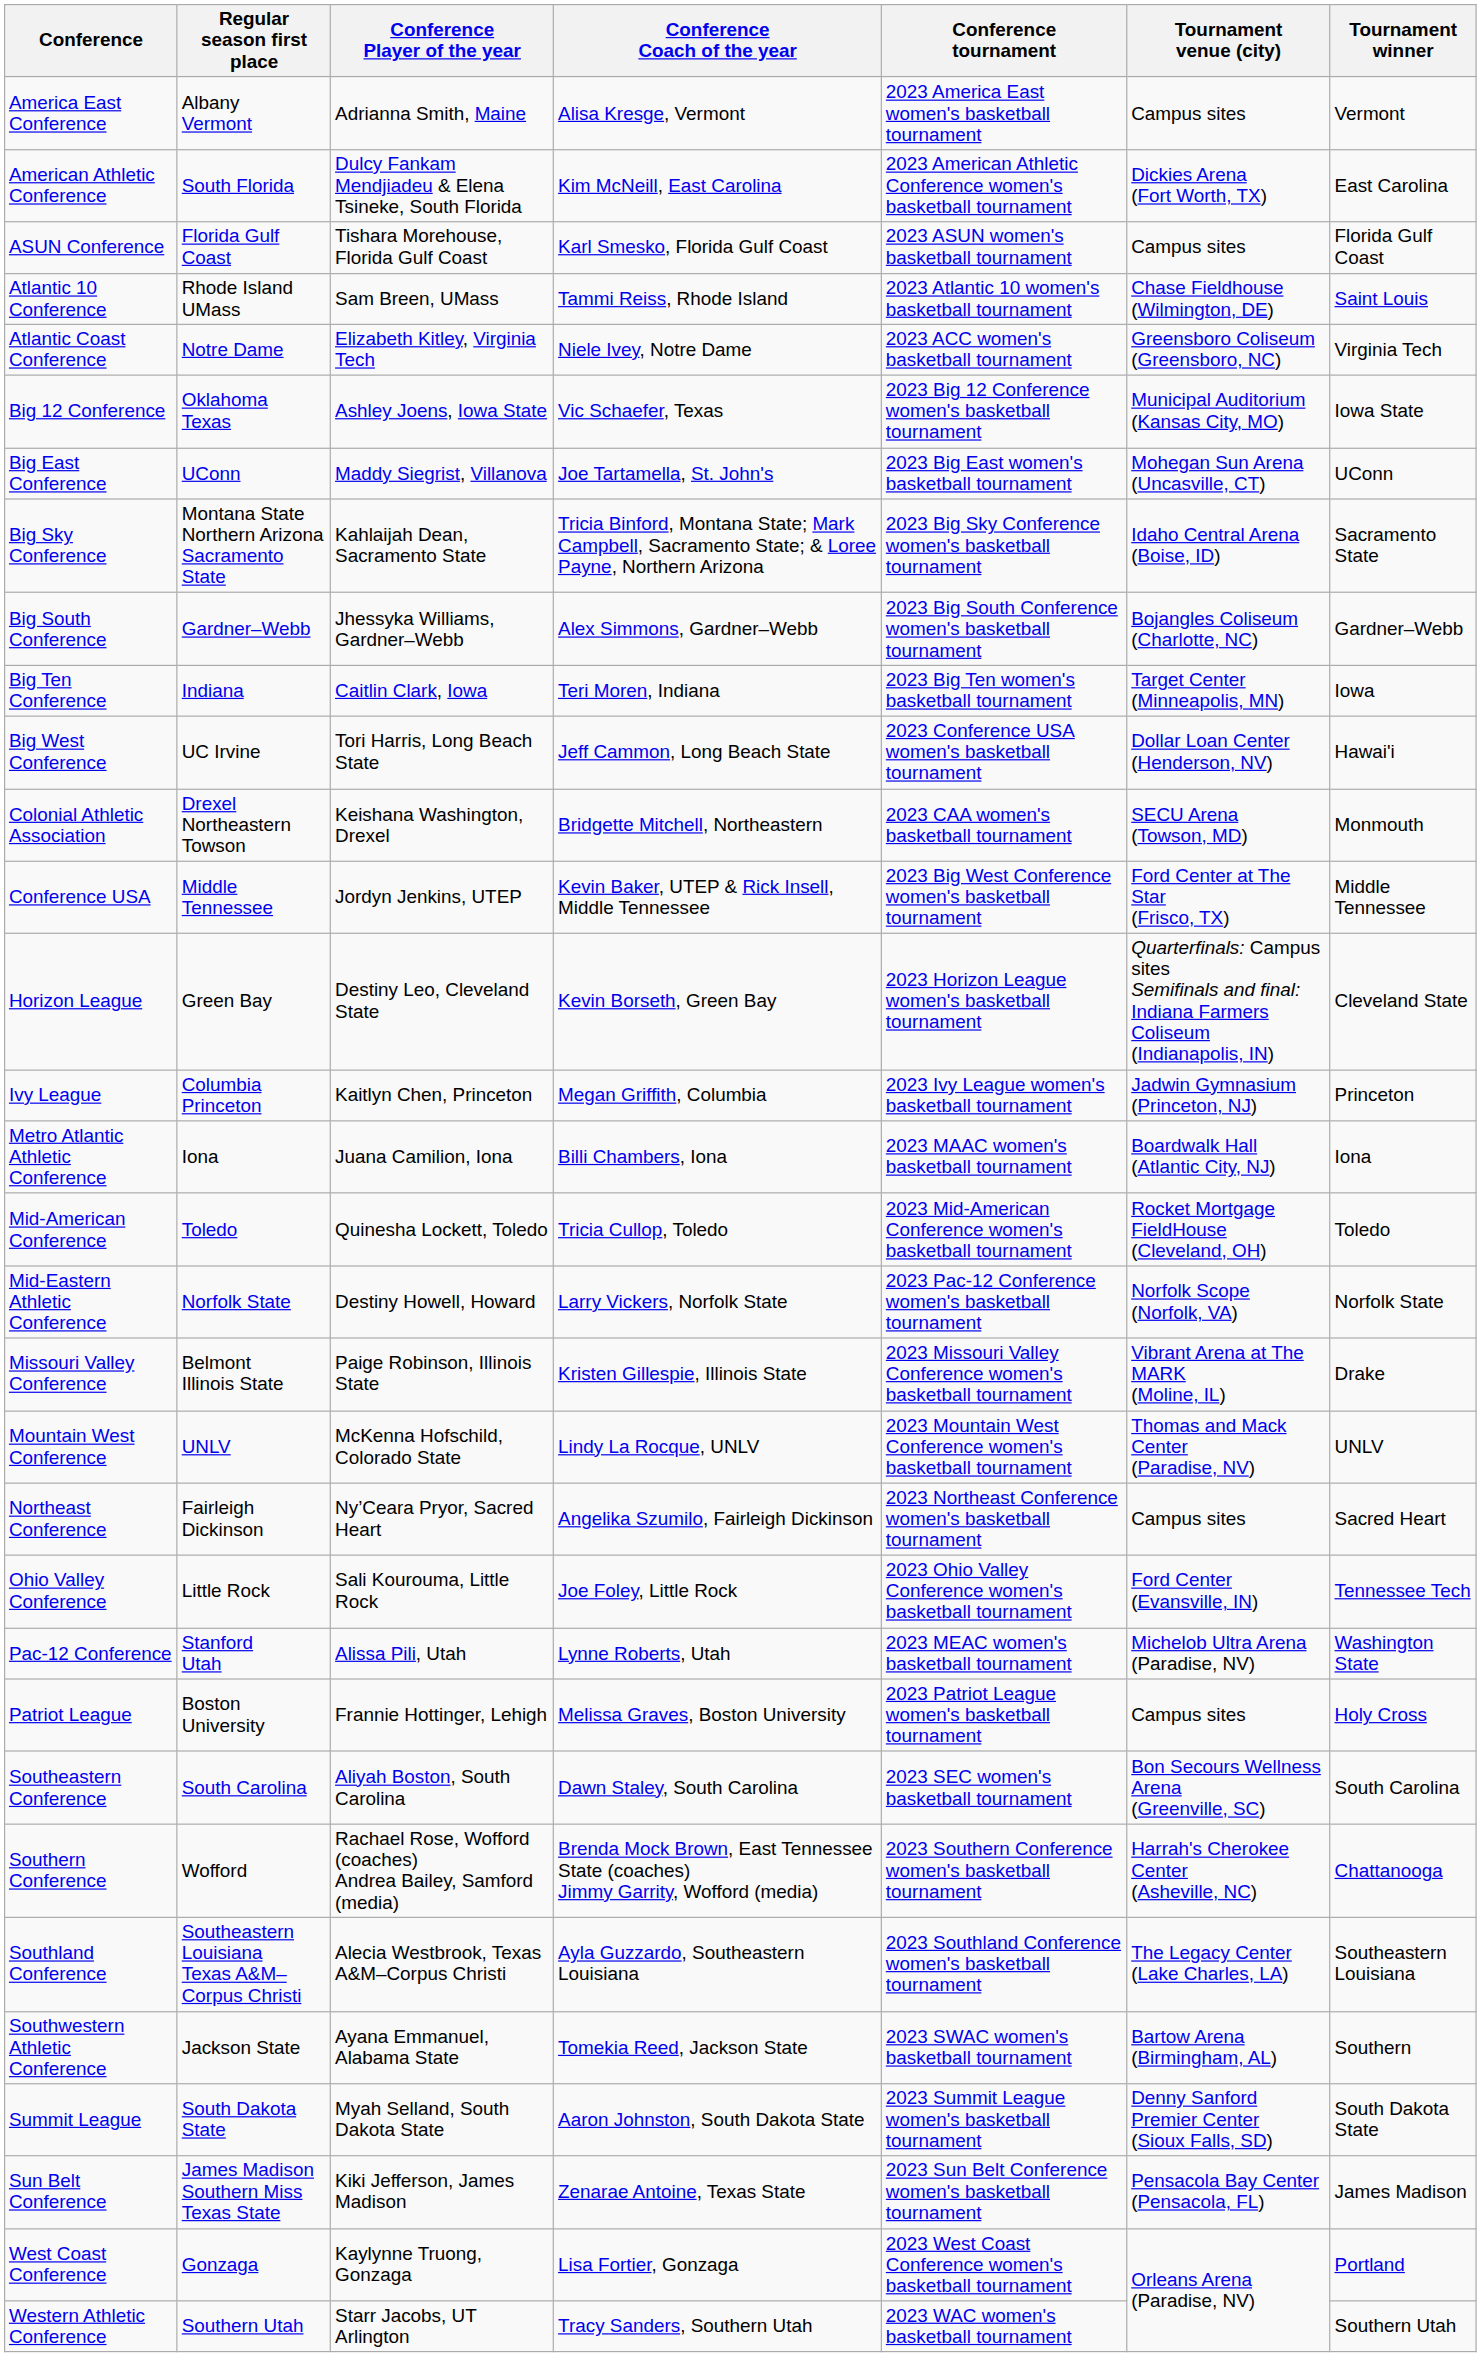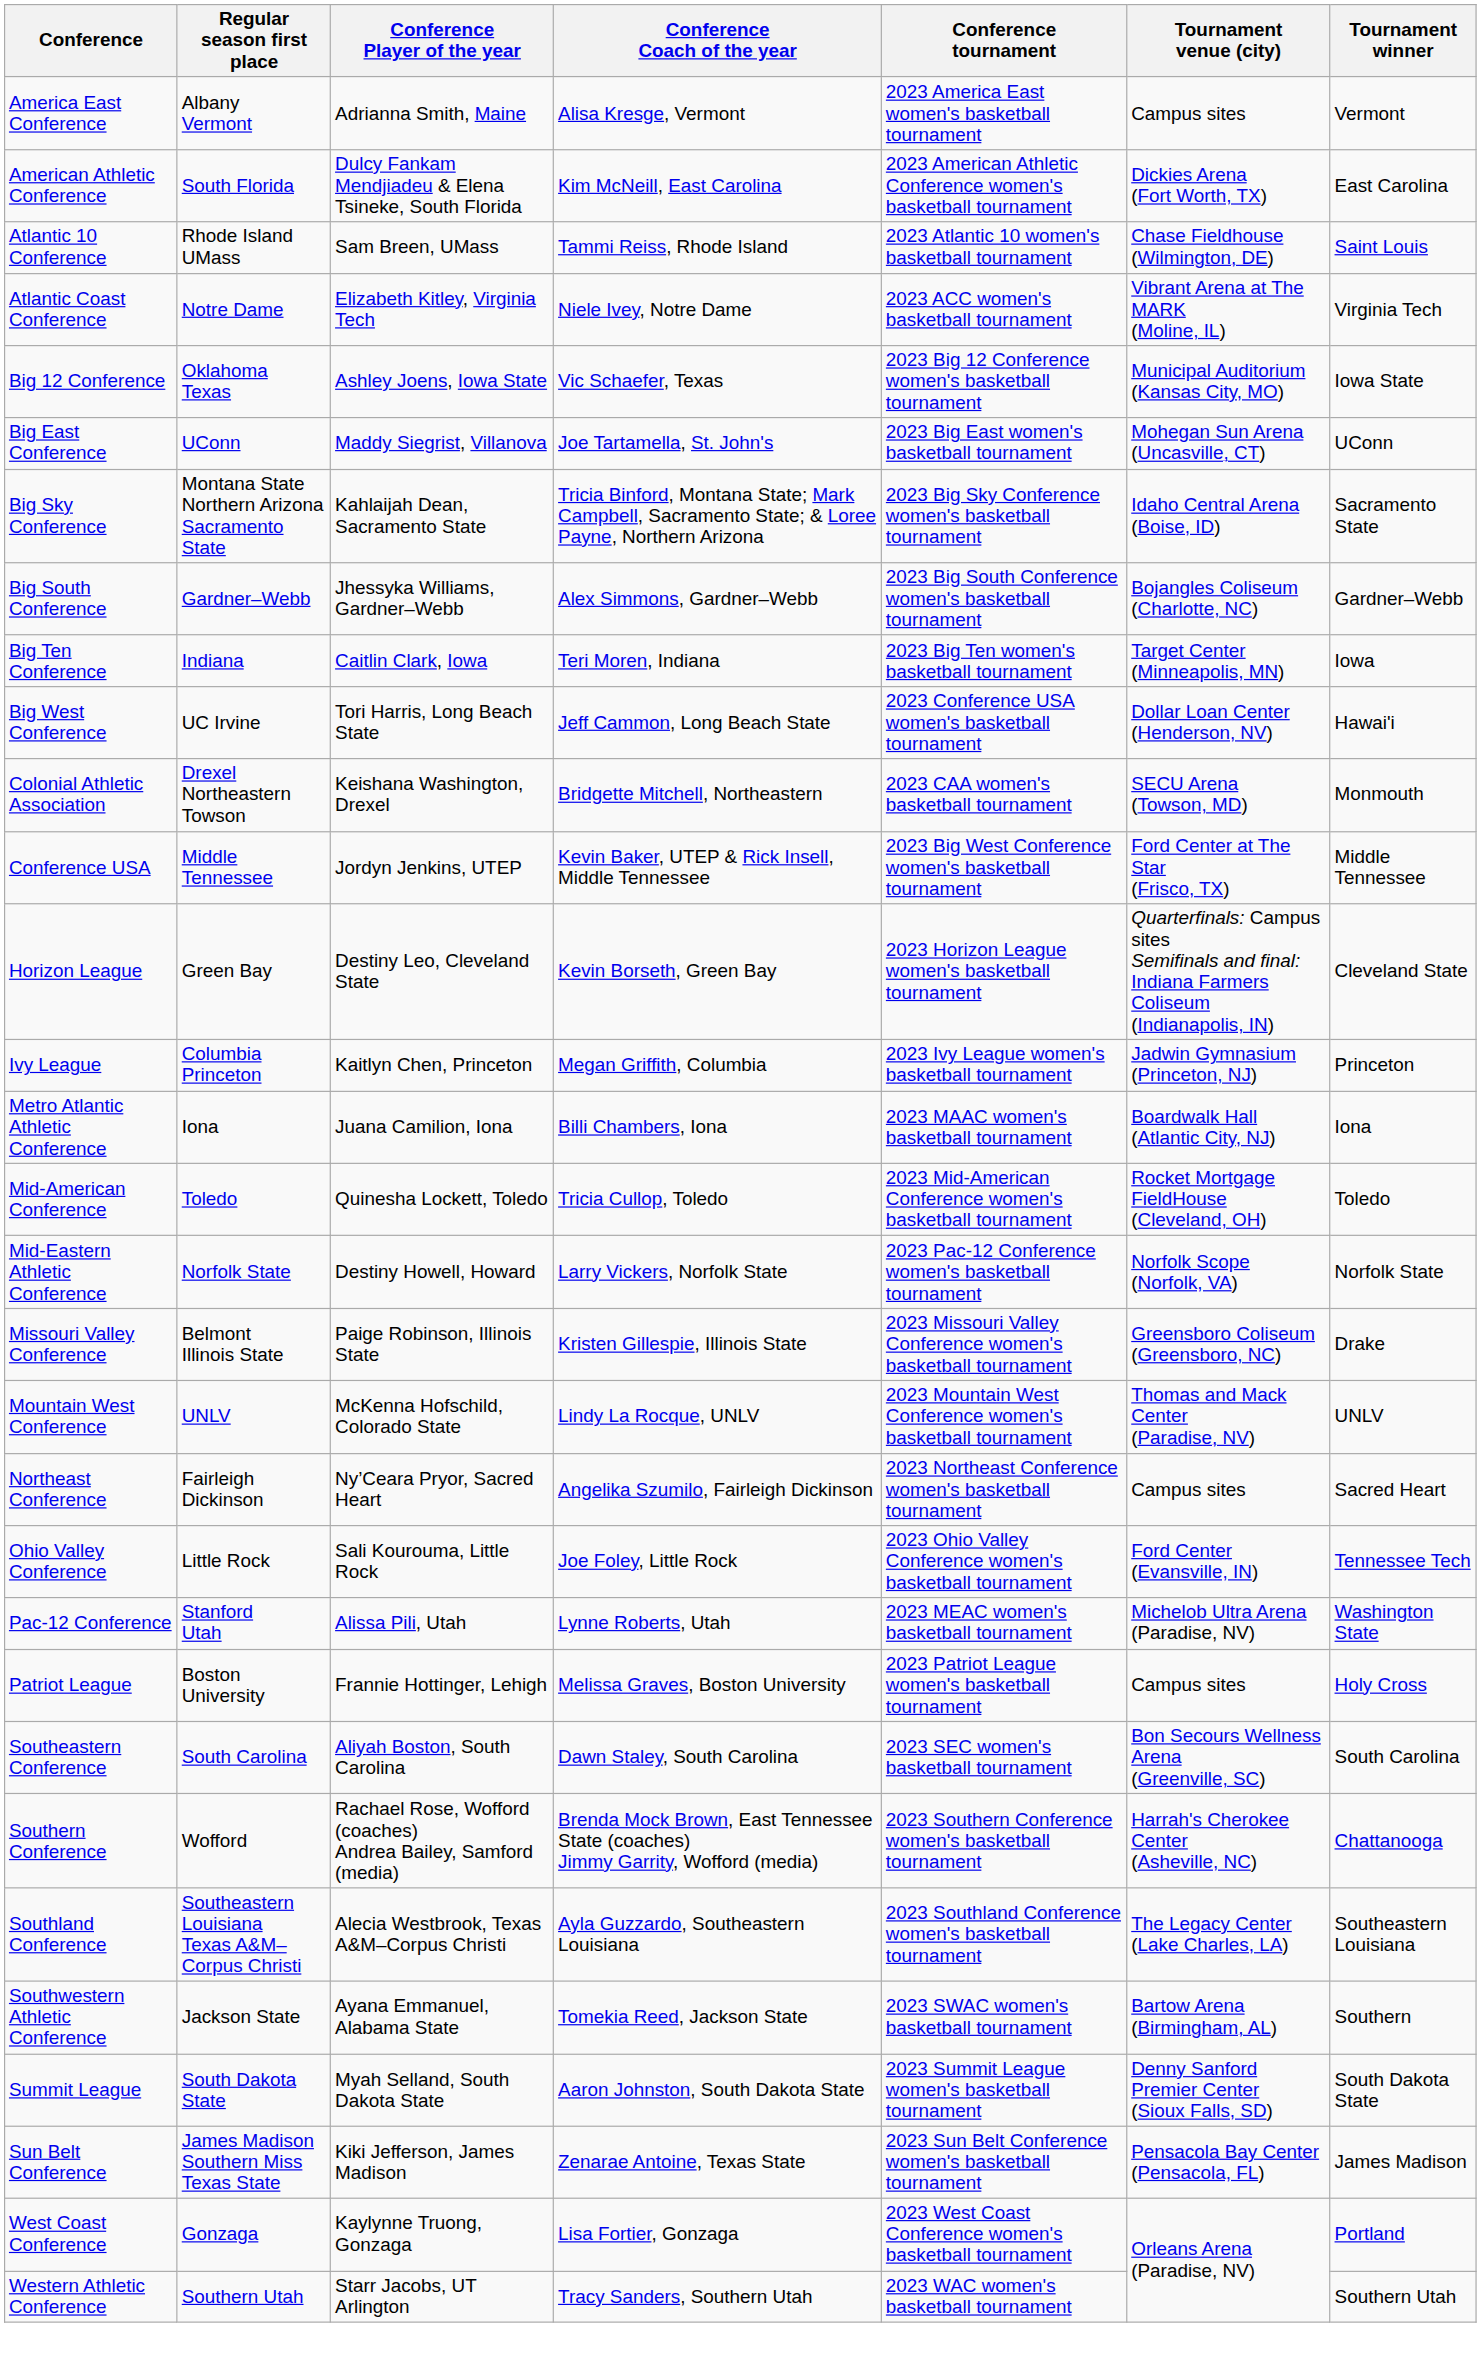- row: (87, 247)
(1223, 349) Greensboro Coliseum (Greensboro, NC) -> (1217, 309) Vibrant Arena at The MARK (Moline, IL)
(1217, 1374) Vibrant Arena at The MARK (Moline, IL) -> (1223, 1344) Greensboro Coliseum (Greensboro, NC)
